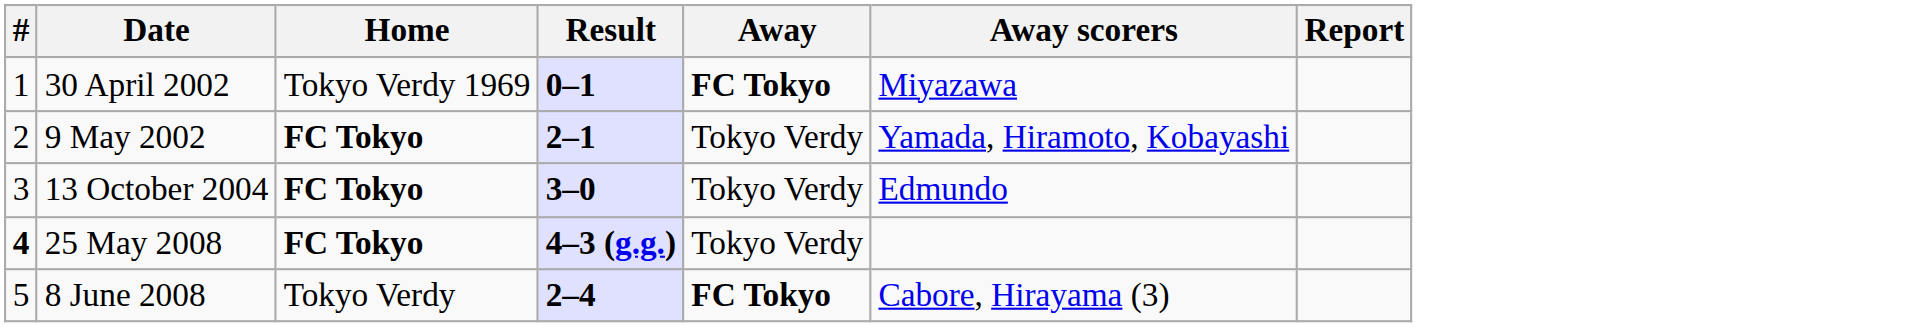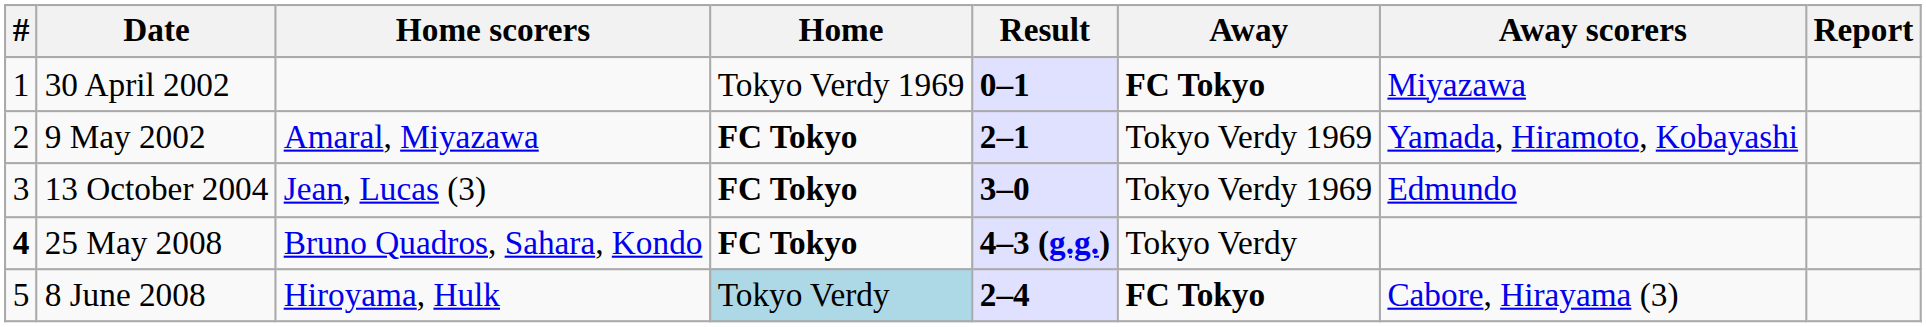+ column: (493, 30)
(777, 136) Tokyo Verdy -> (1249, 136) Tokyo Verdy 1969
(777, 189) Tokyo Verdy -> (1249, 189) Tokyo Verdy 1969
(370, 294) no background -> (804, 294) lightblue background
